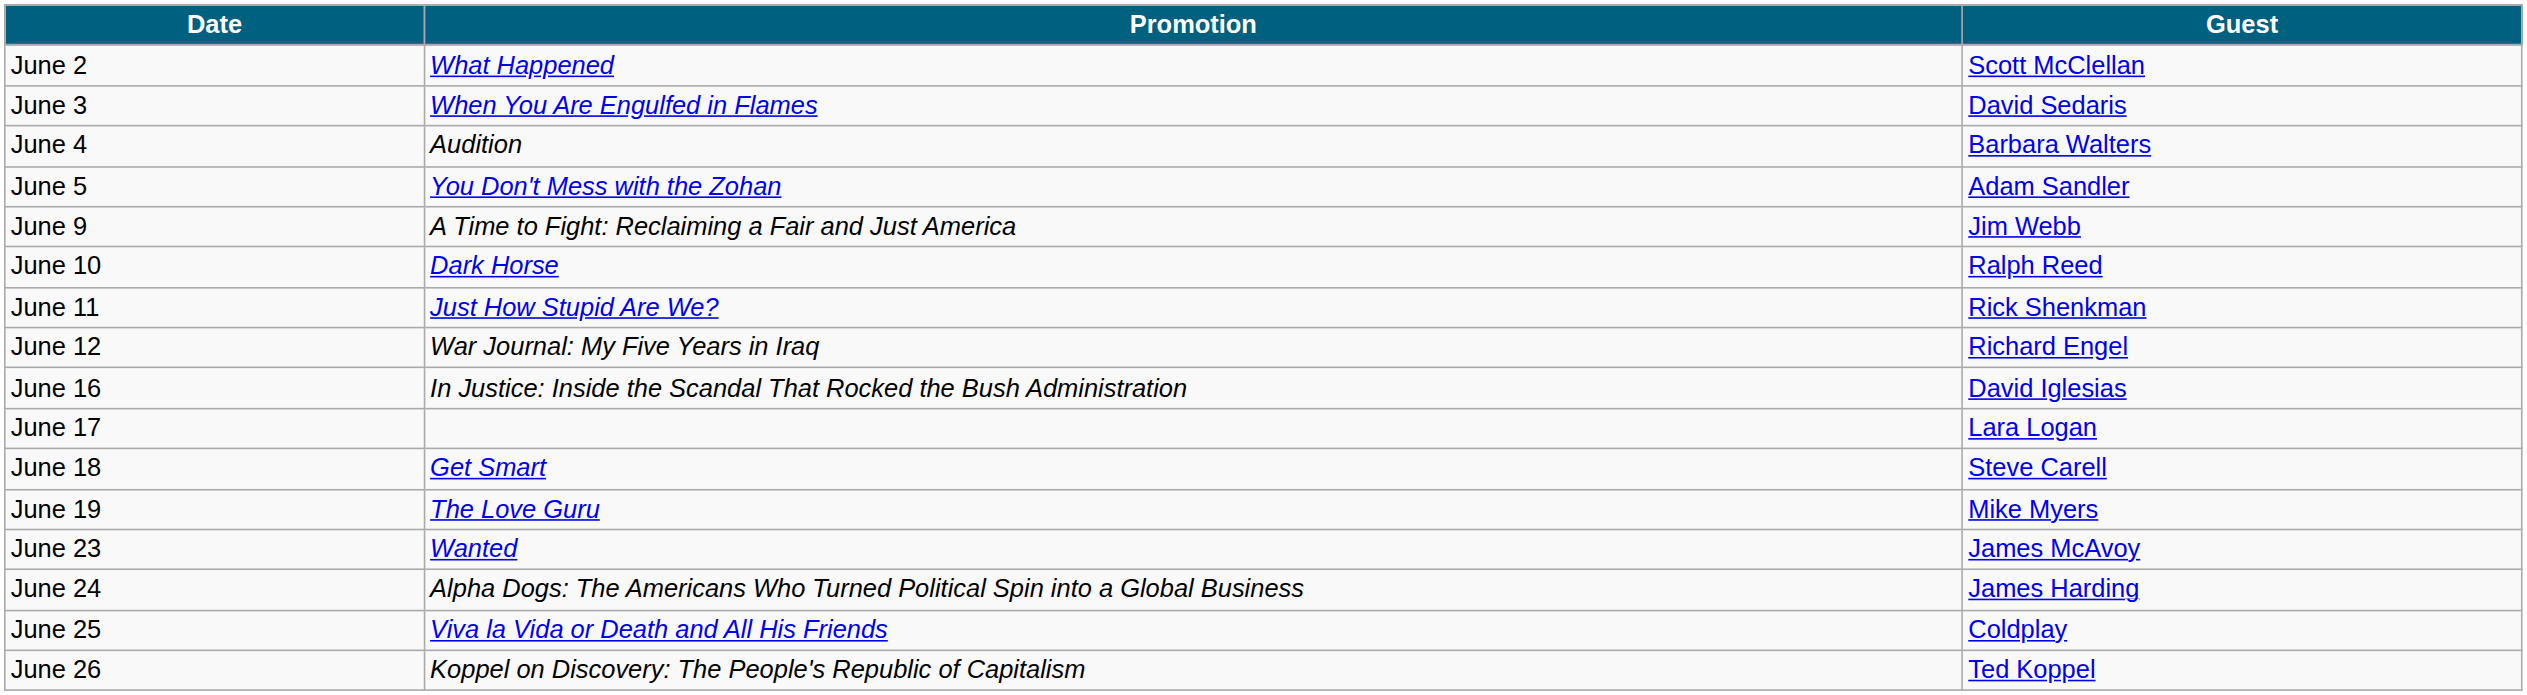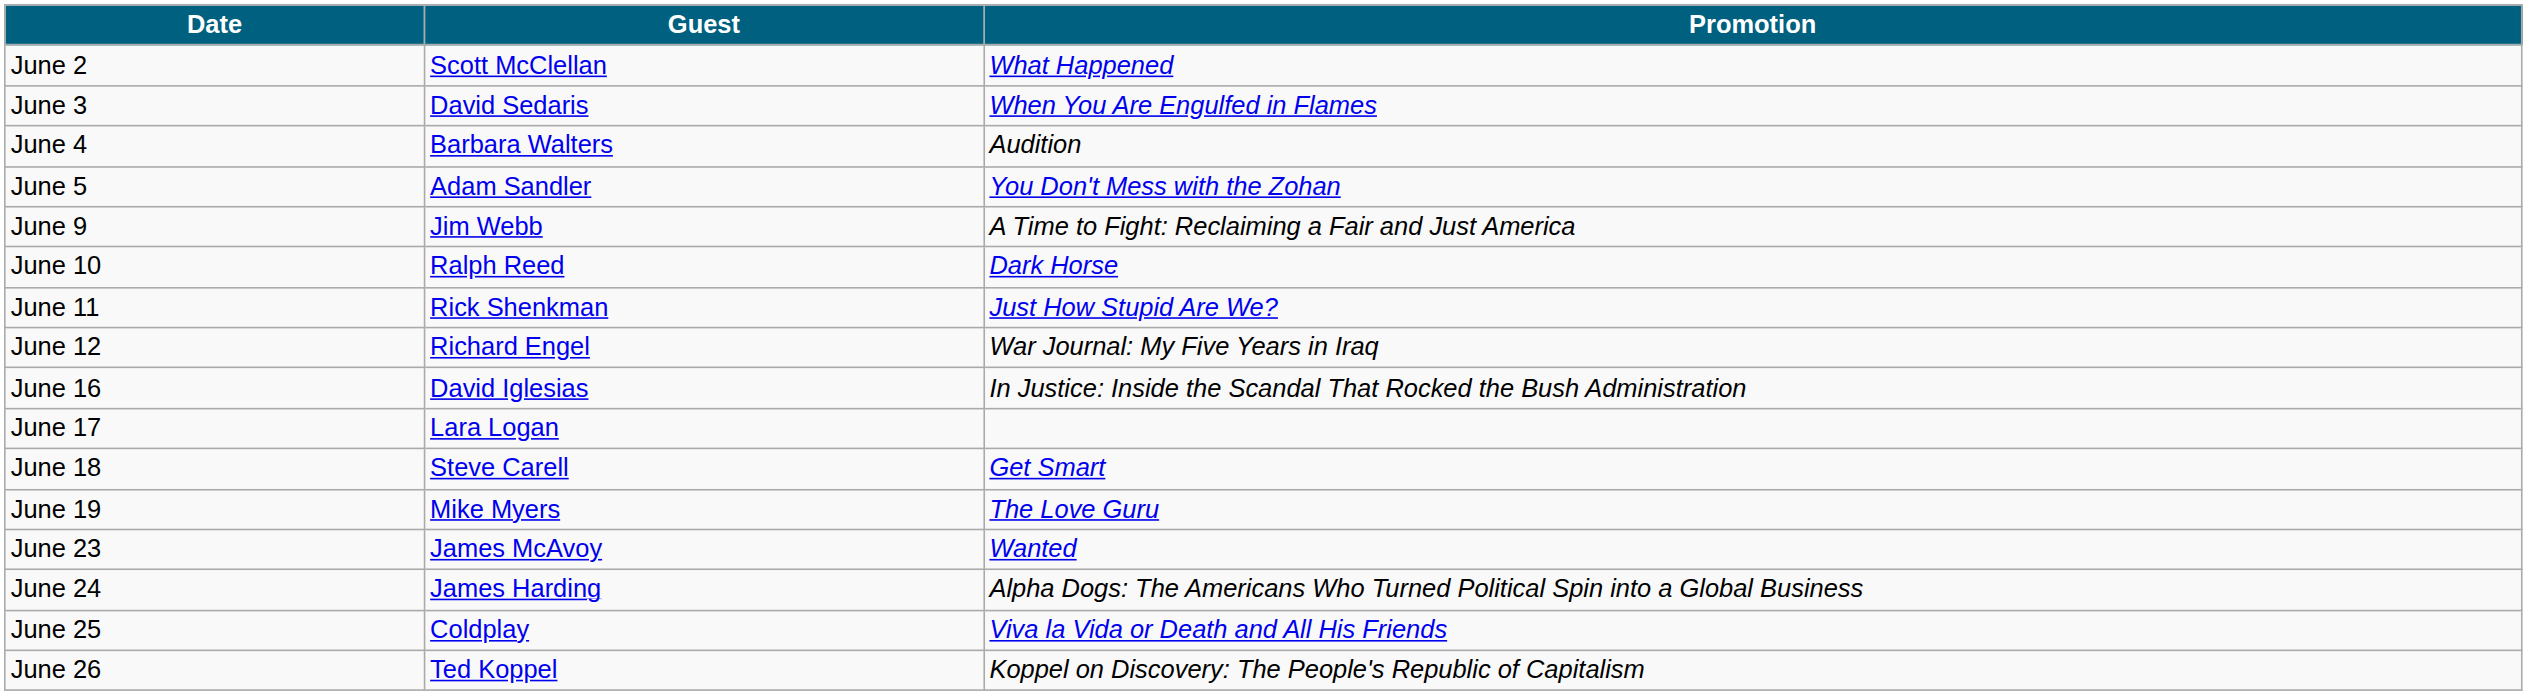columns swapped: (2242, 24) <-> (1193, 24)
